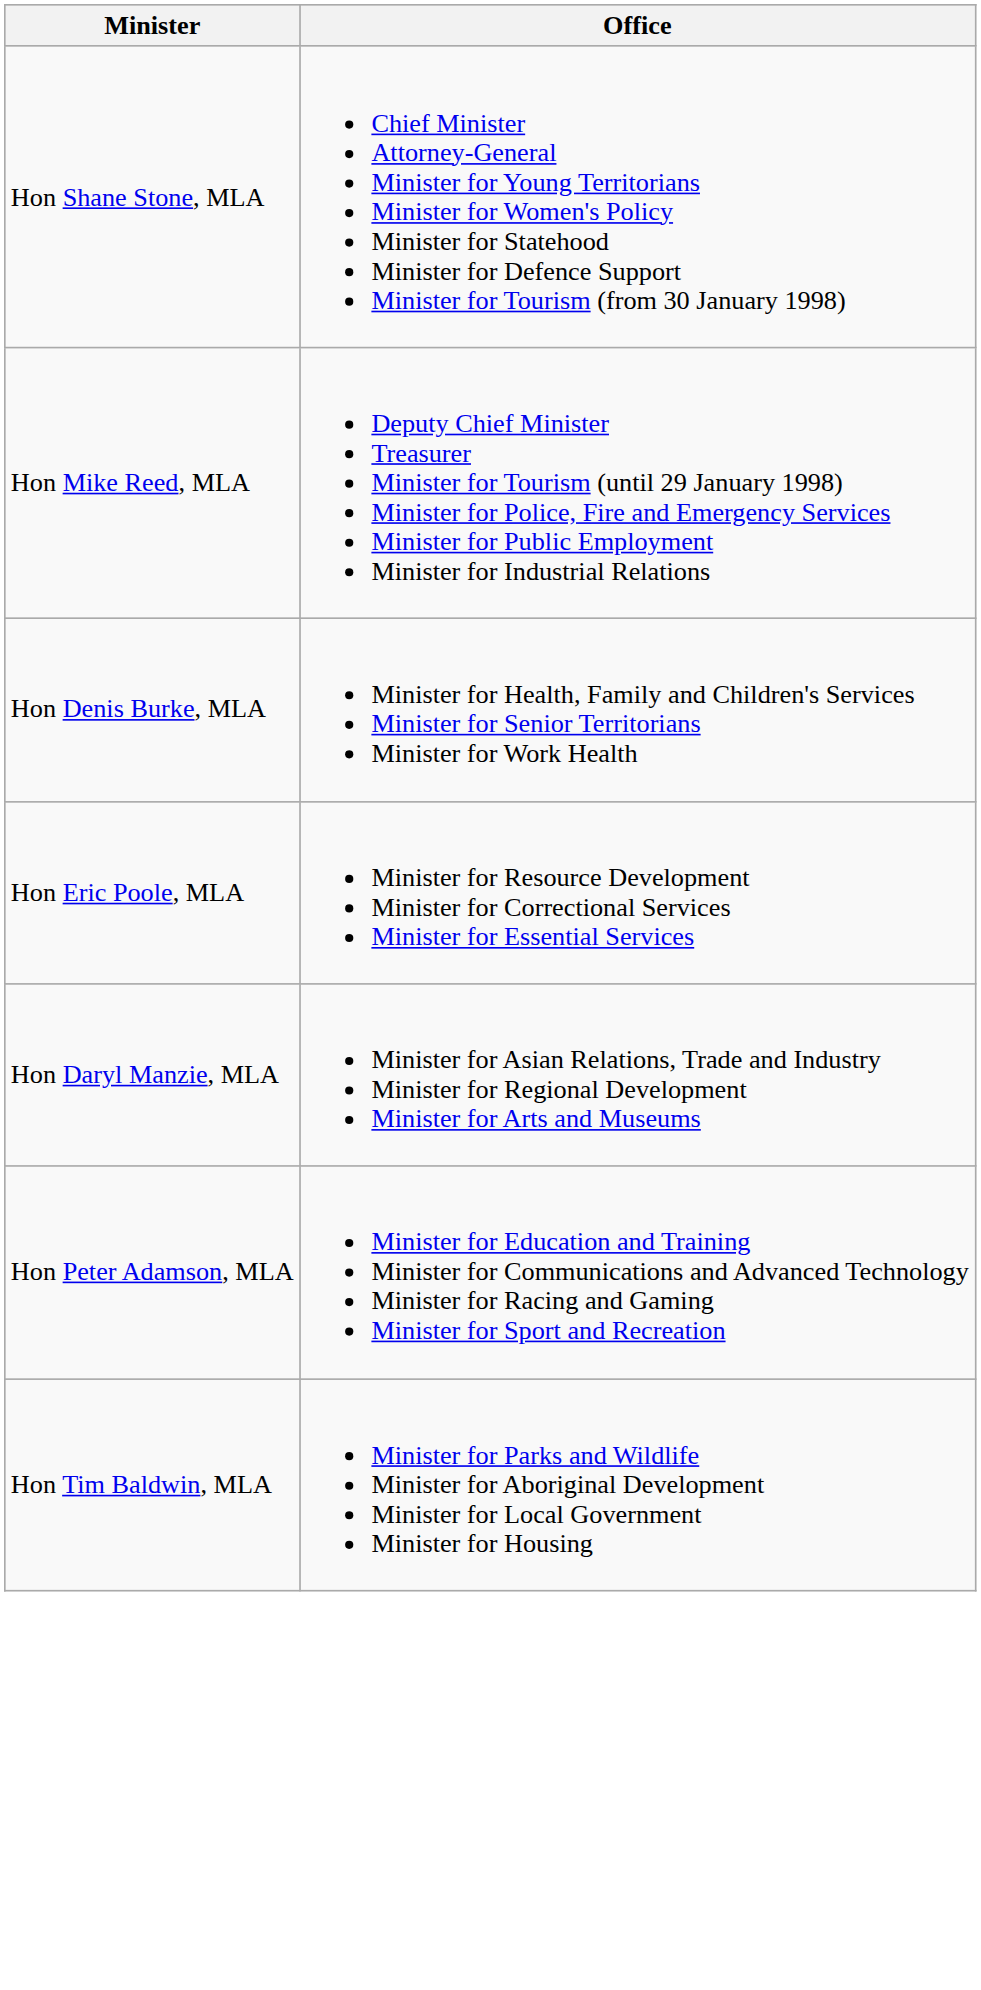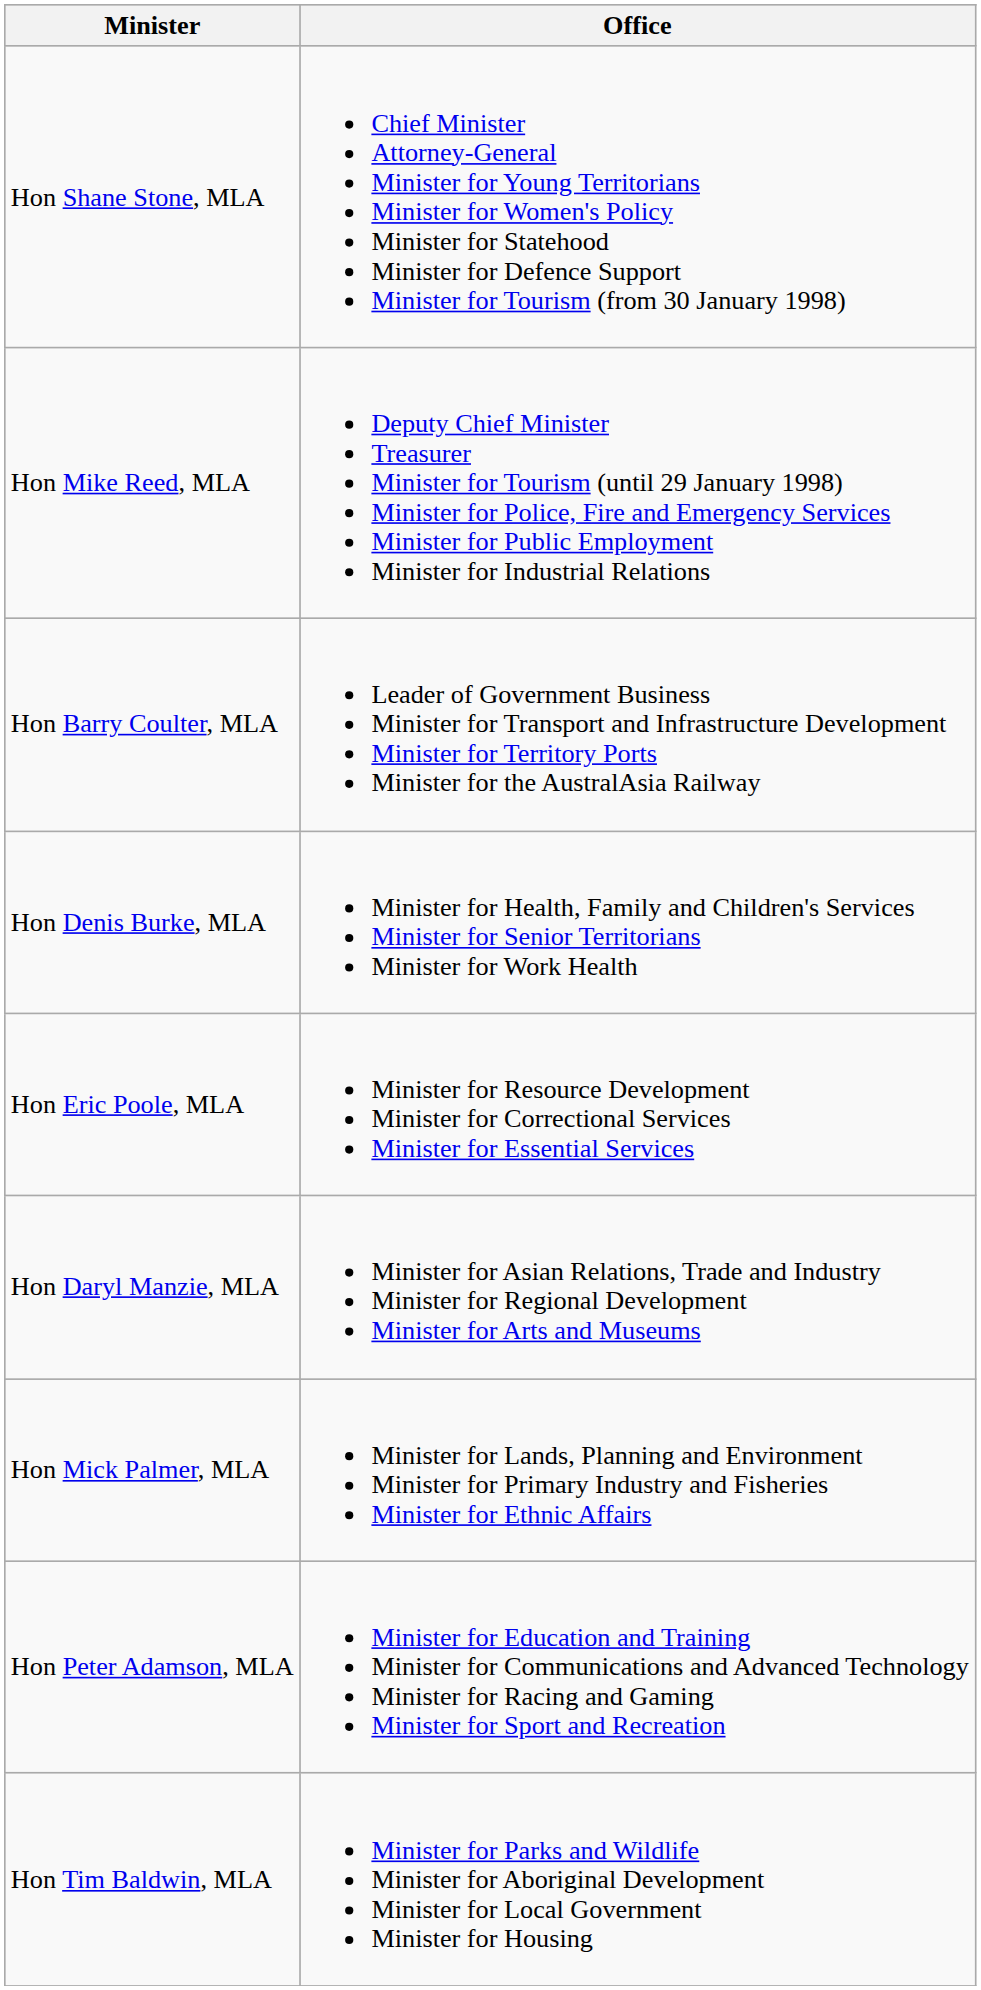+ row: (144, 724)
+ row: (140, 1469)
